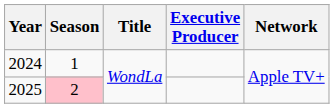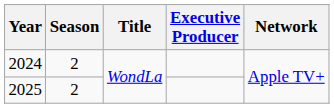(74, 63) 1 -> (74, 63) 2
(74, 90) pink background -> (74, 90) no background
